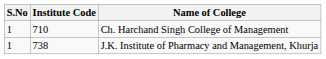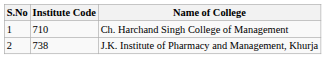(9, 45) 1 -> (9, 45) 2
